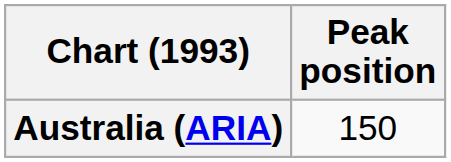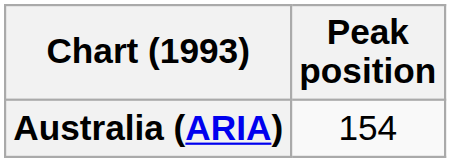(368, 127) 150 -> (368, 127) 154
